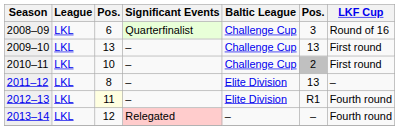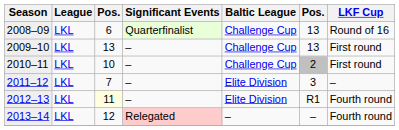(313, 30) 3 -> (313, 30) 13
(109, 82) 8 -> (109, 82) 7
(313, 82) 13 -> (313, 82) 3
